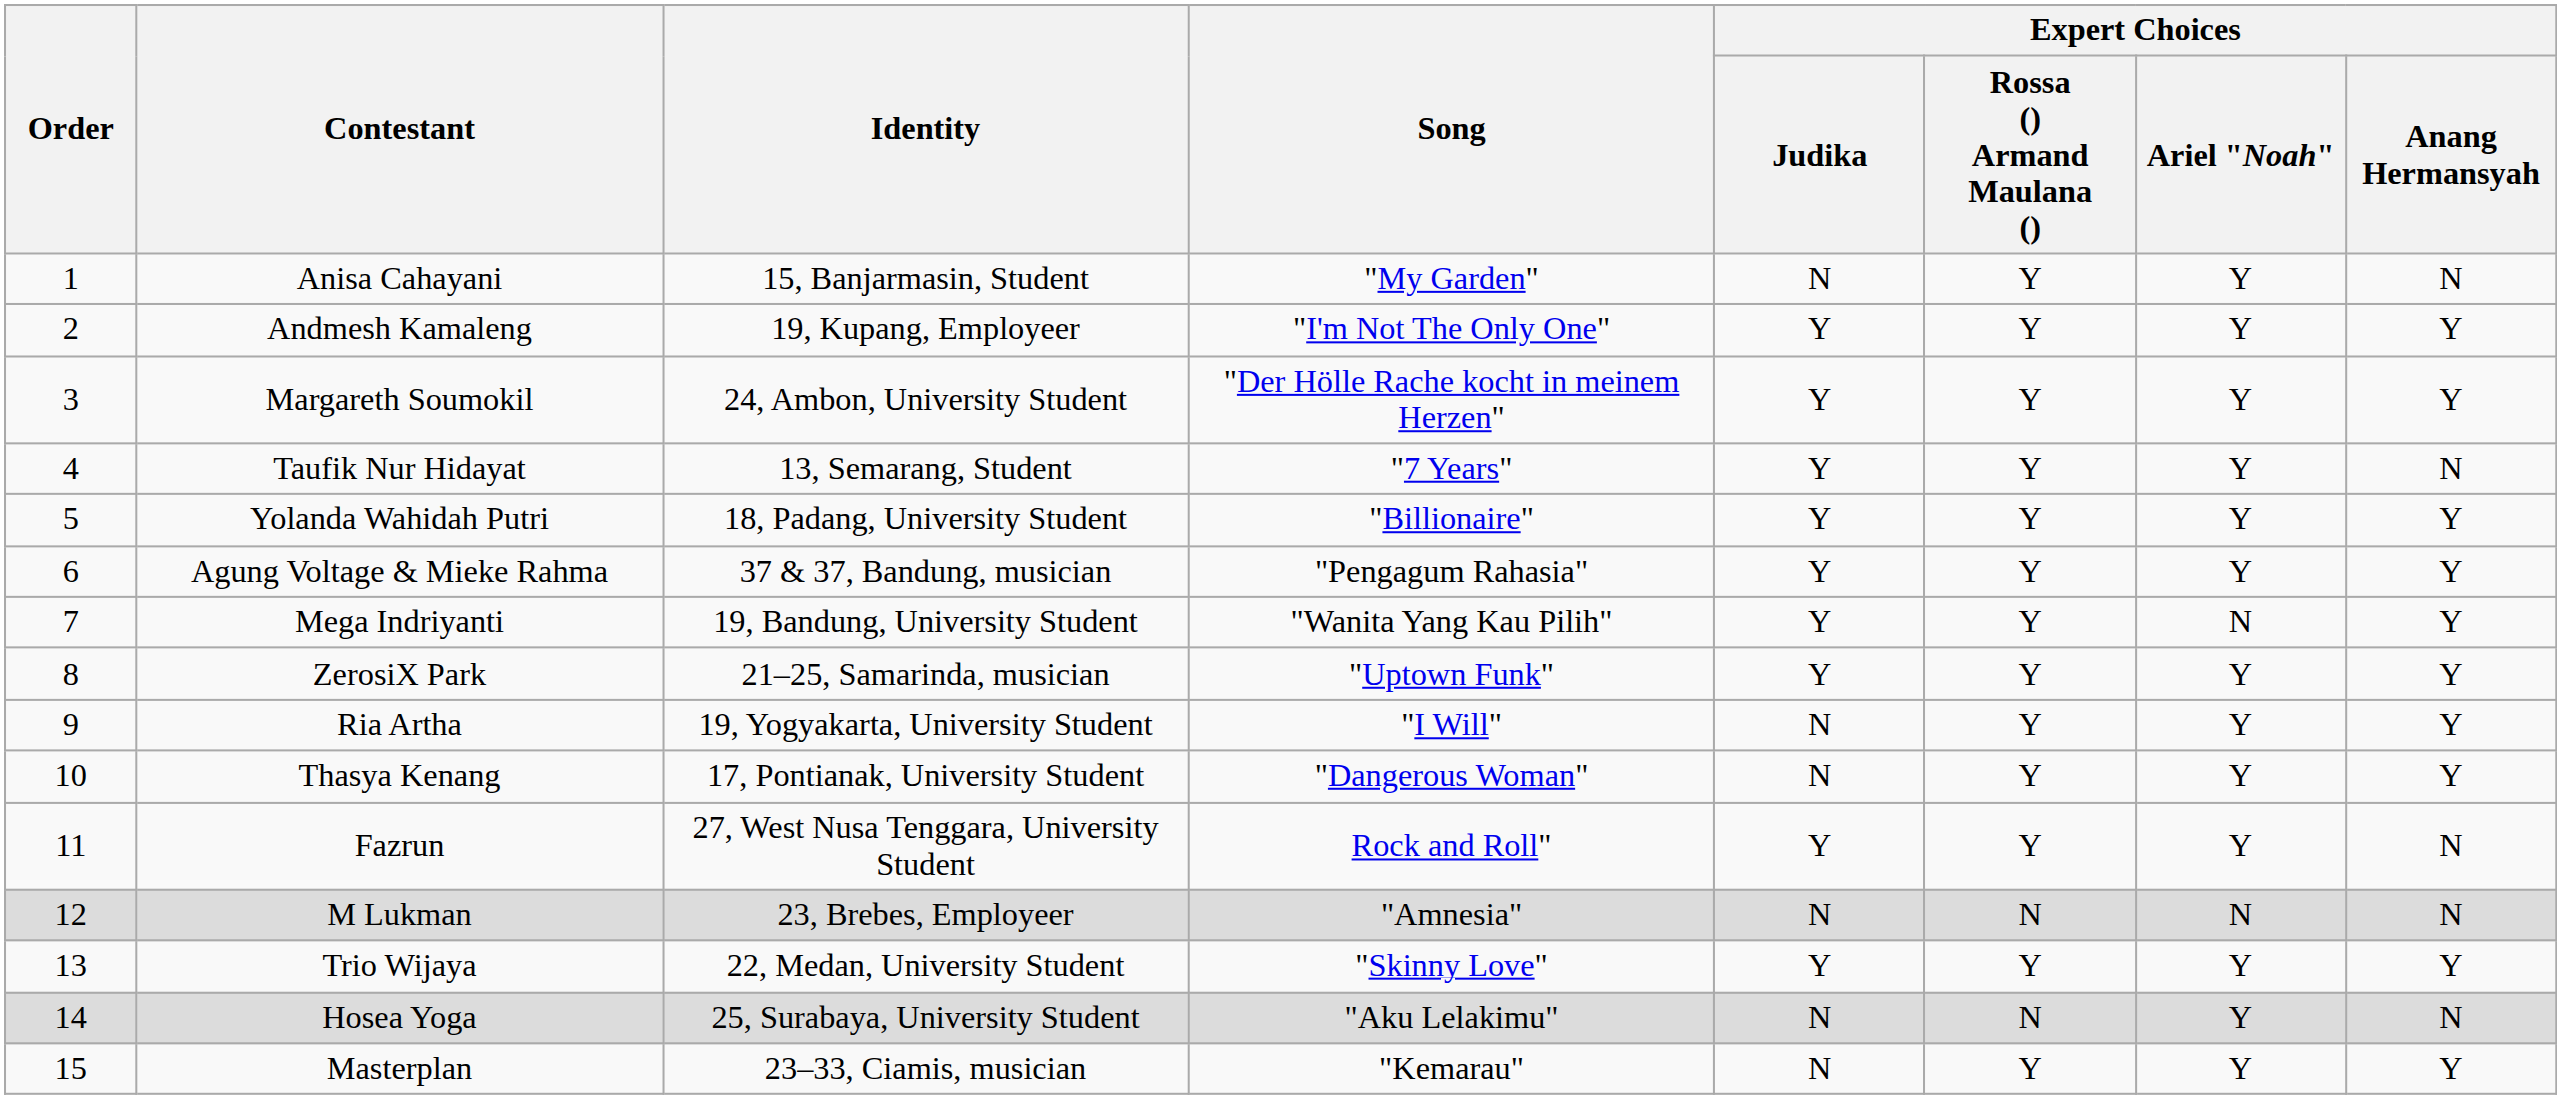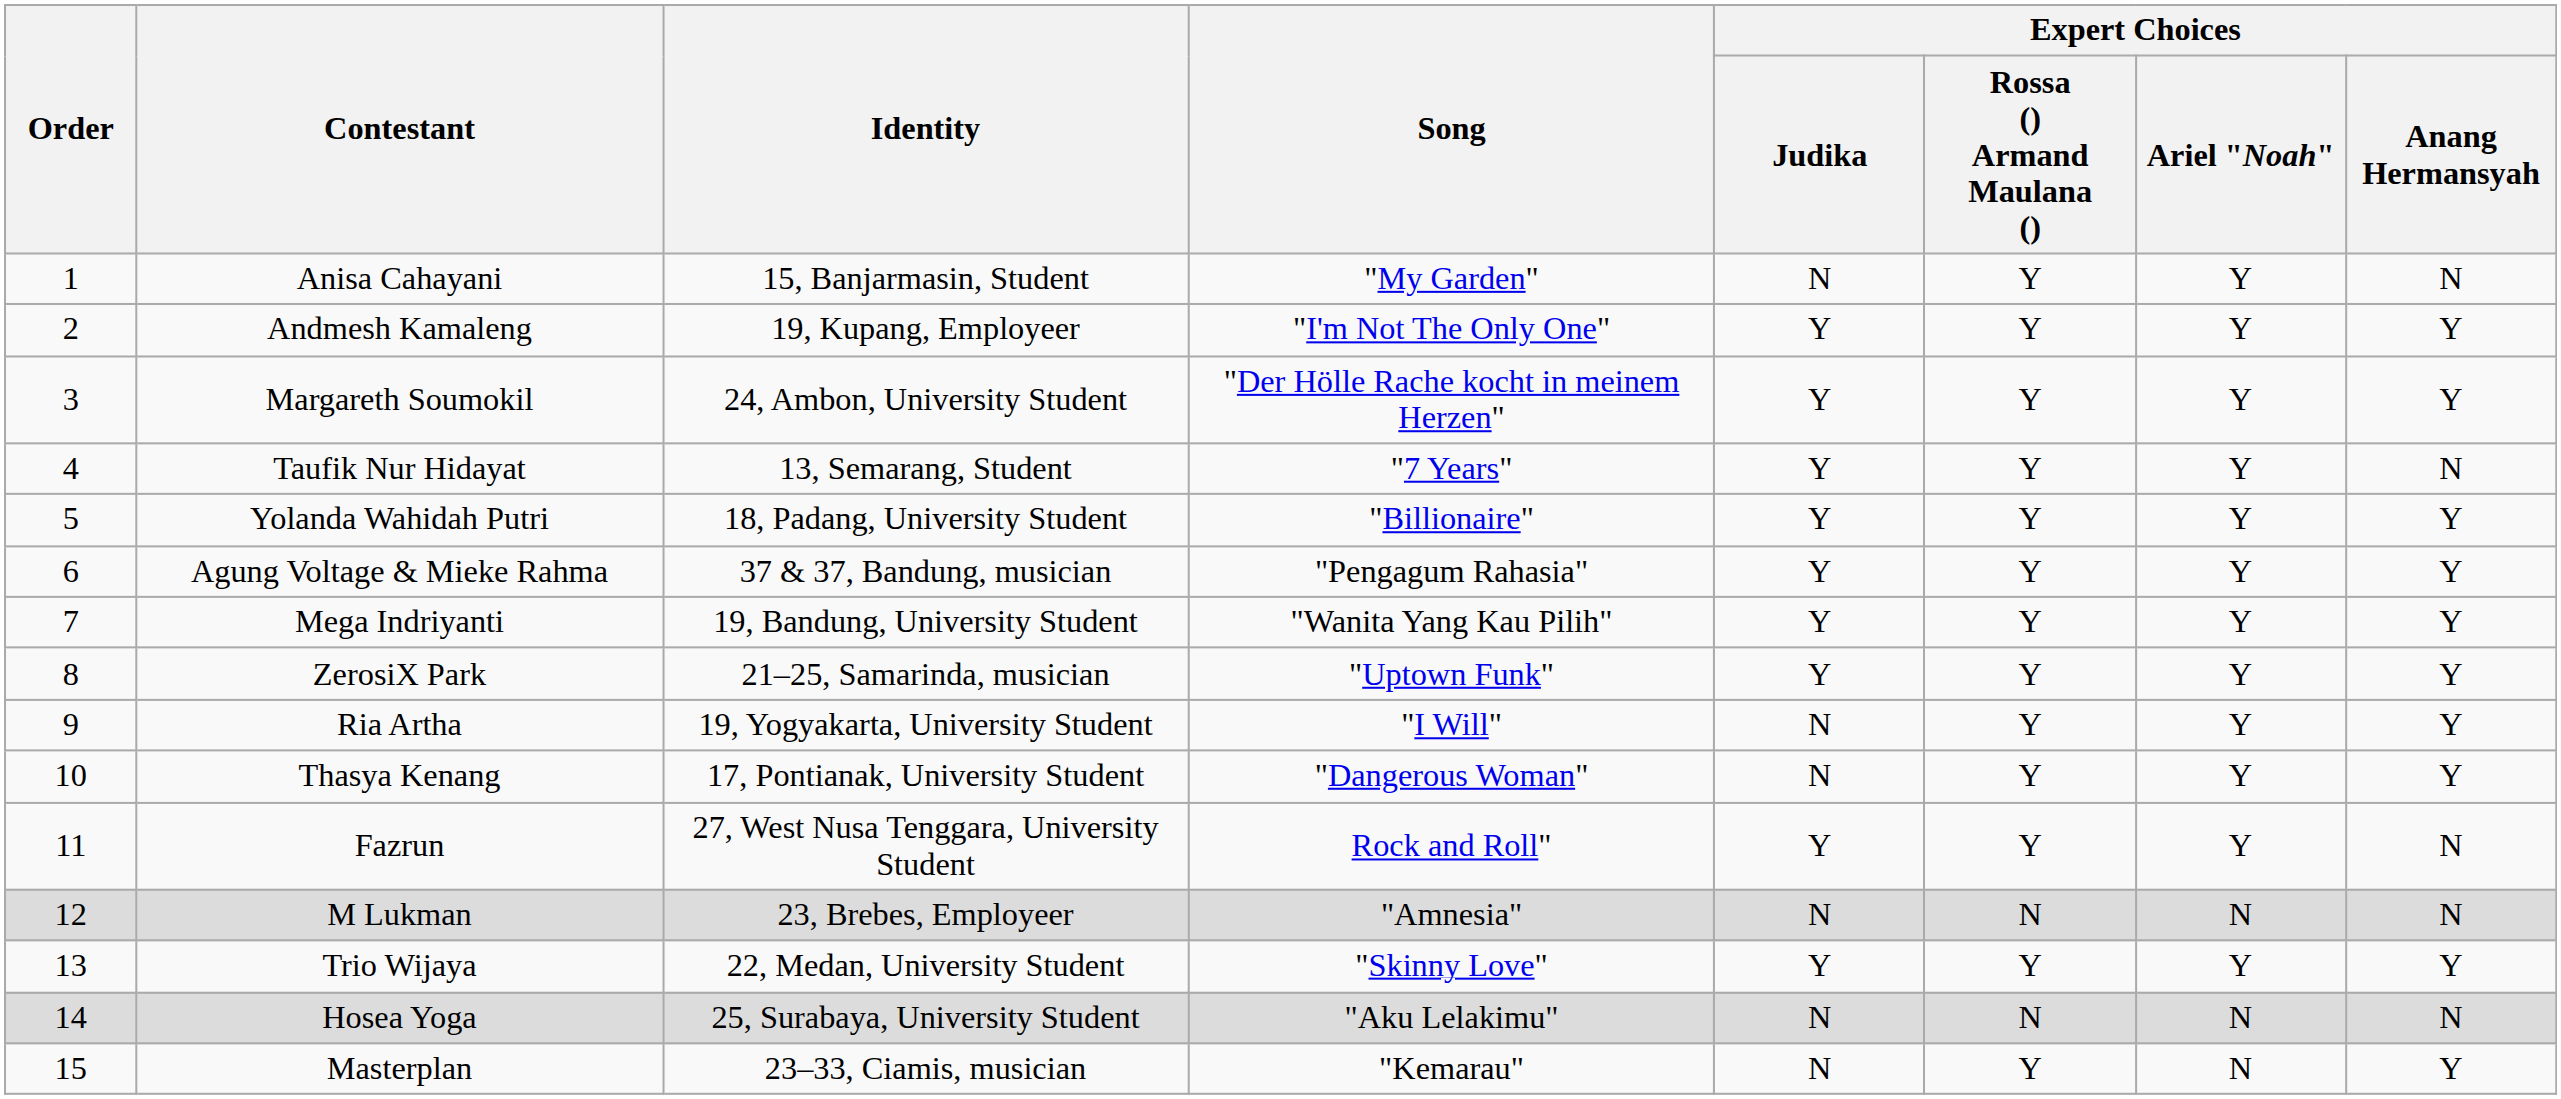(2241, 621) N -> (2241, 621) Y
(2241, 1017) Y -> (2241, 1017) N
(2241, 1068) Y -> (2241, 1068) N
